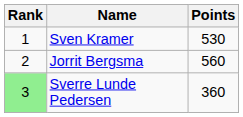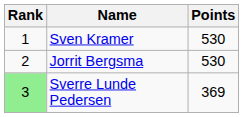(213, 61) 560 -> (213, 61) 530
(213, 92) 360 -> (213, 92) 369
